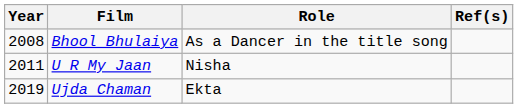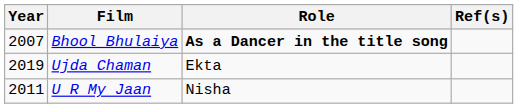(26, 41) 2008 -> (26, 41) 2007
(317, 41) normal -> (317, 41) bold
rows swapped: (101, 66) <-> (101, 91)
